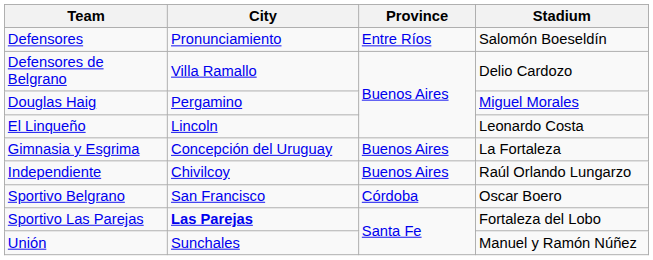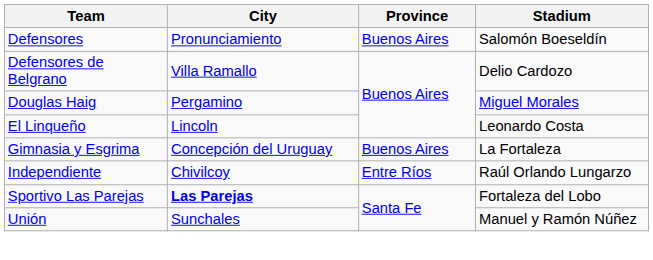(397, 39) Entre Ríos -> (405, 39) Buenos Aires
(405, 172) Buenos Aires -> (397, 172) Entre Ríos
- row: (66, 196)
